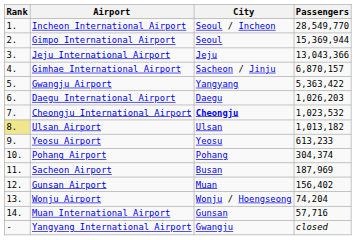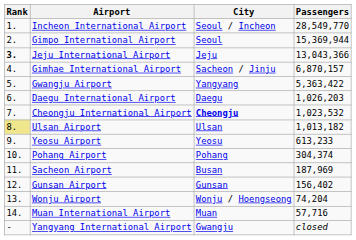(12, 55) normal -> (12, 55) bold
(206, 184) Muan -> (212, 184) Gunsan
(212, 213) Gunsan -> (206, 213) Muan
